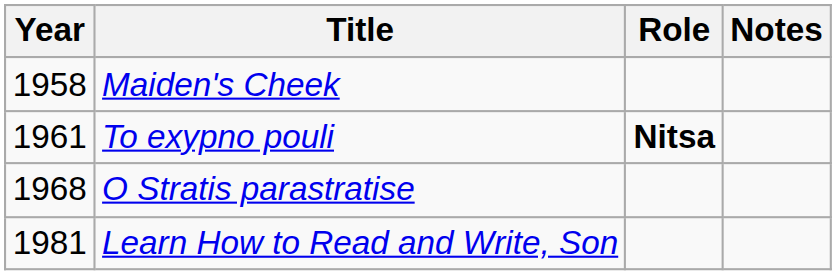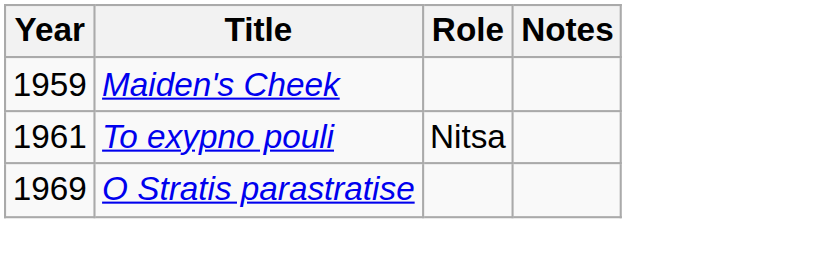(50, 83) 1958 -> (50, 83) 1959
(674, 136) bold -> (468, 136) normal
(50, 189) 1968 -> (50, 189) 1969
- row: (360, 242)
